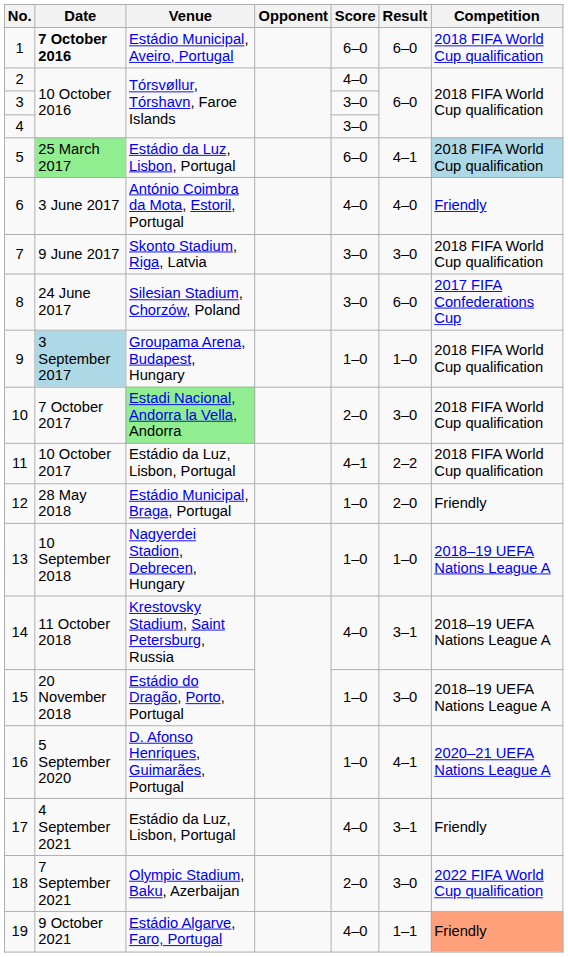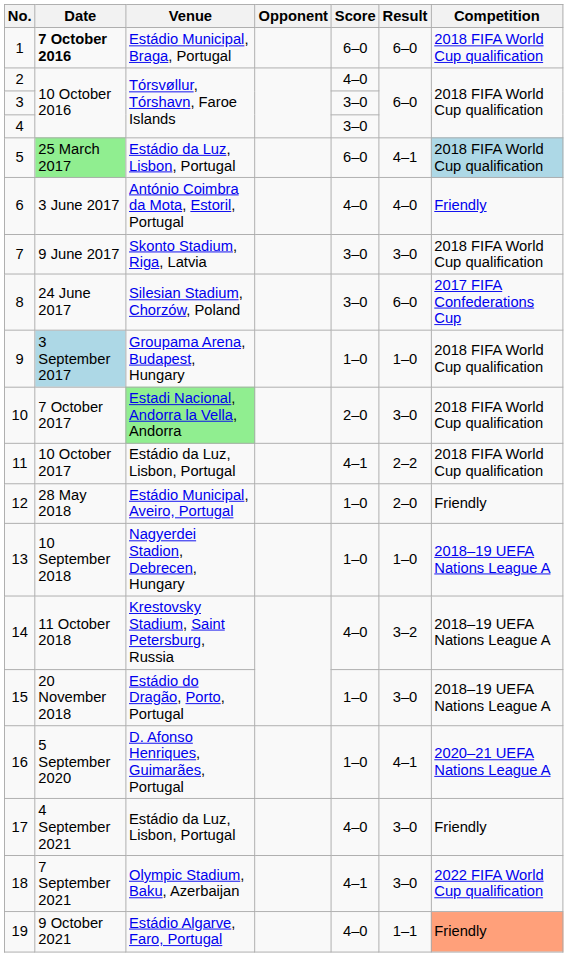(189, 47) Estádio Municipal, Aveiro, Portugal -> (189, 47) Estádio Municipal, Braga, Portugal
(189, 503) Estádio Municipal, Braga, Portugal -> (189, 503) Estádio Municipal, Aveiro, Portugal
(405, 632) 3–1 -> (405, 632) 3–2
(405, 827) 3–1 -> (405, 827) 3–0
(355, 883) 2–0 -> (355, 883) 4–1
